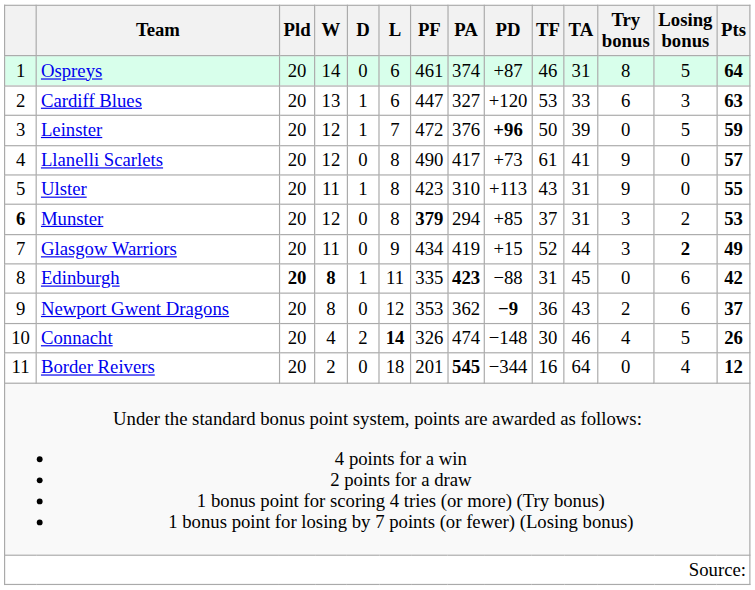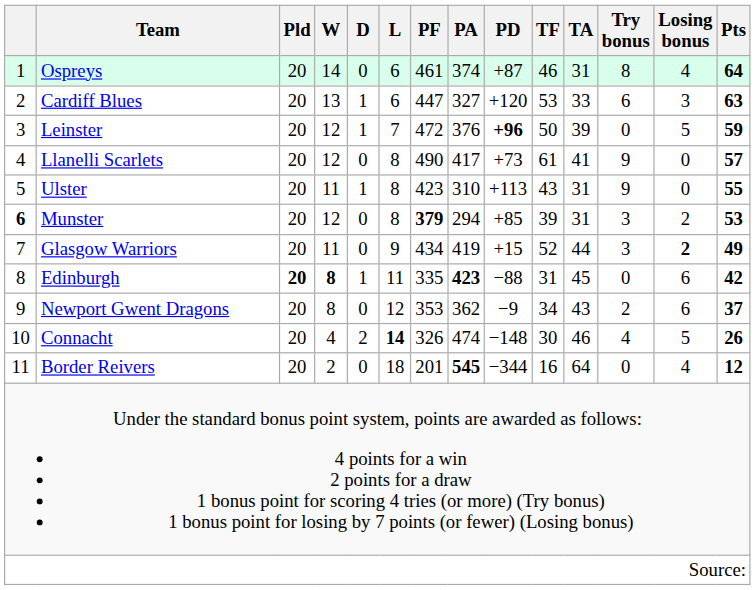(685, 70) 5 -> (685, 70) 4
(548, 219) 37 -> (548, 219) 39
(508, 308) bold -> (508, 308) normal
(548, 308) 36 -> (548, 308) 34
